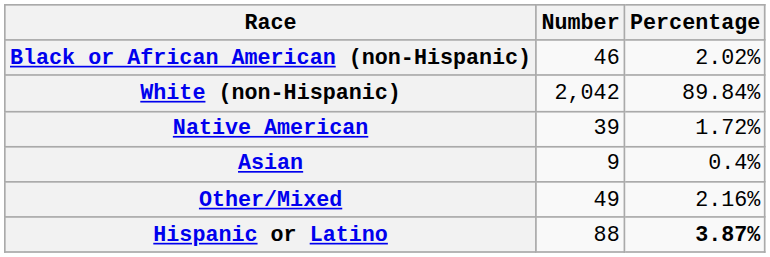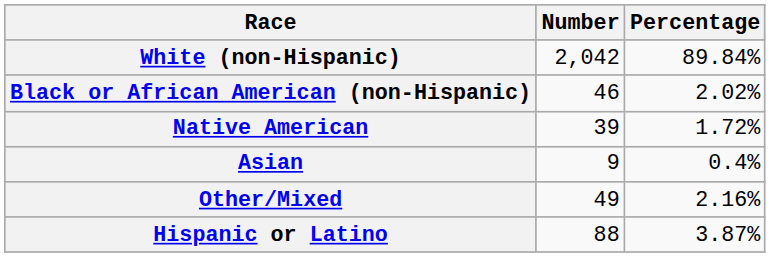rows swapped: (271, 93) <-> (271, 58)
(728, 235) bold -> (728, 235) normal
